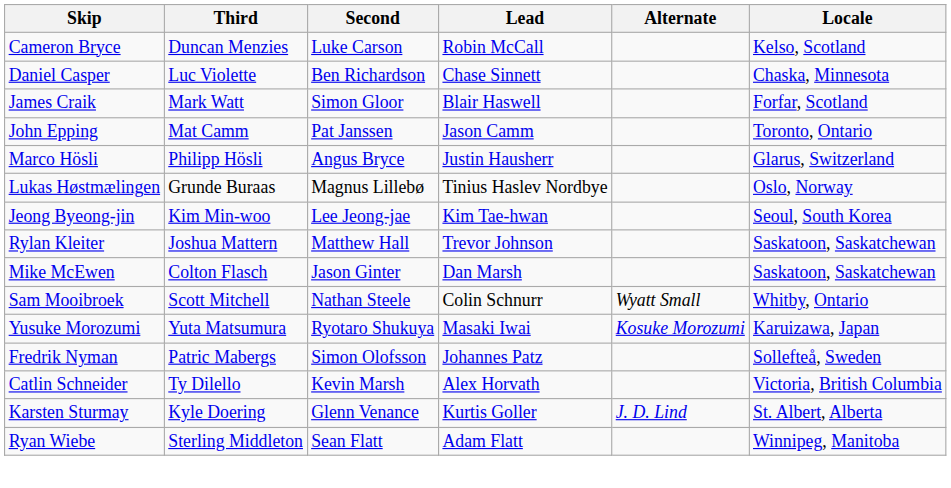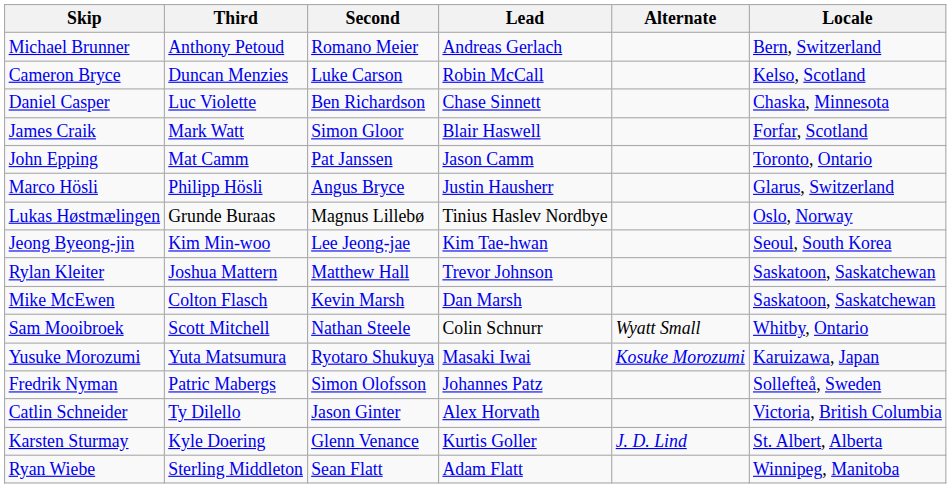+ row: (69, 46)
(356, 272) Jason Ginter -> (358, 300) Kevin Marsh
(358, 384) Kevin Marsh -> (356, 412) Jason Ginter
